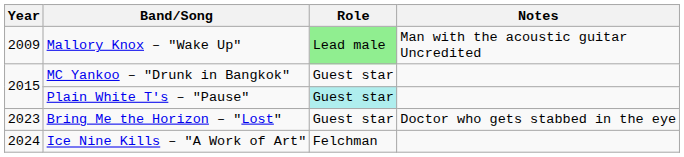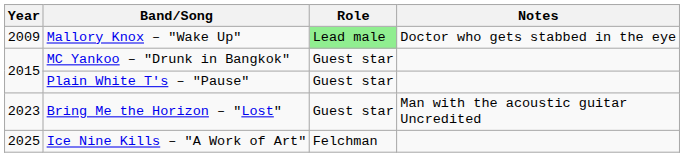(514, 45) Man with the acoustic guitar Uncredited -> (538, 38) Doctor who gets stabbed in the eye
(353, 97) paleturquoise background -> (353, 82) no background
(538, 119) Doctor who gets stabbed in the eye -> (514, 111) Man with the acoustic guitar Uncredited
(24, 141) 2024 -> (24, 141) 2025
